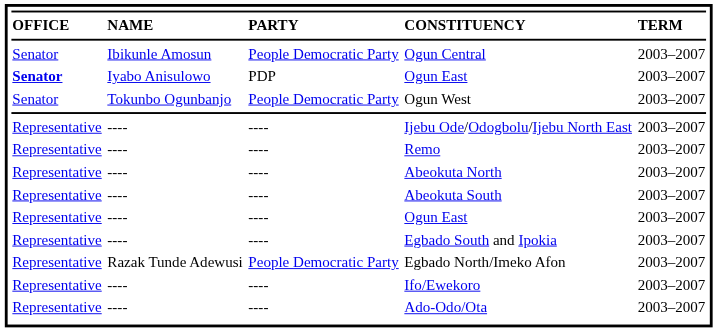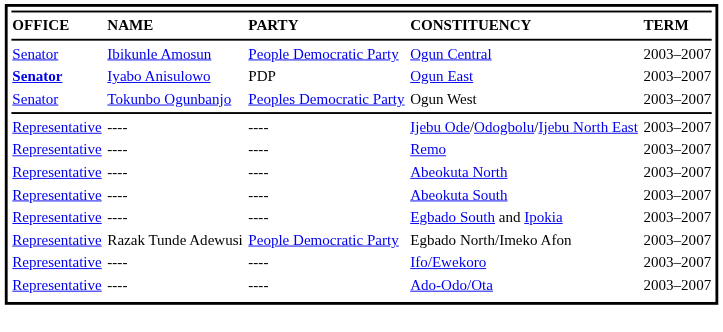(324, 98) People Democratic Party -> (326, 98) Peoples Democratic Party
- row: (117, 217)
